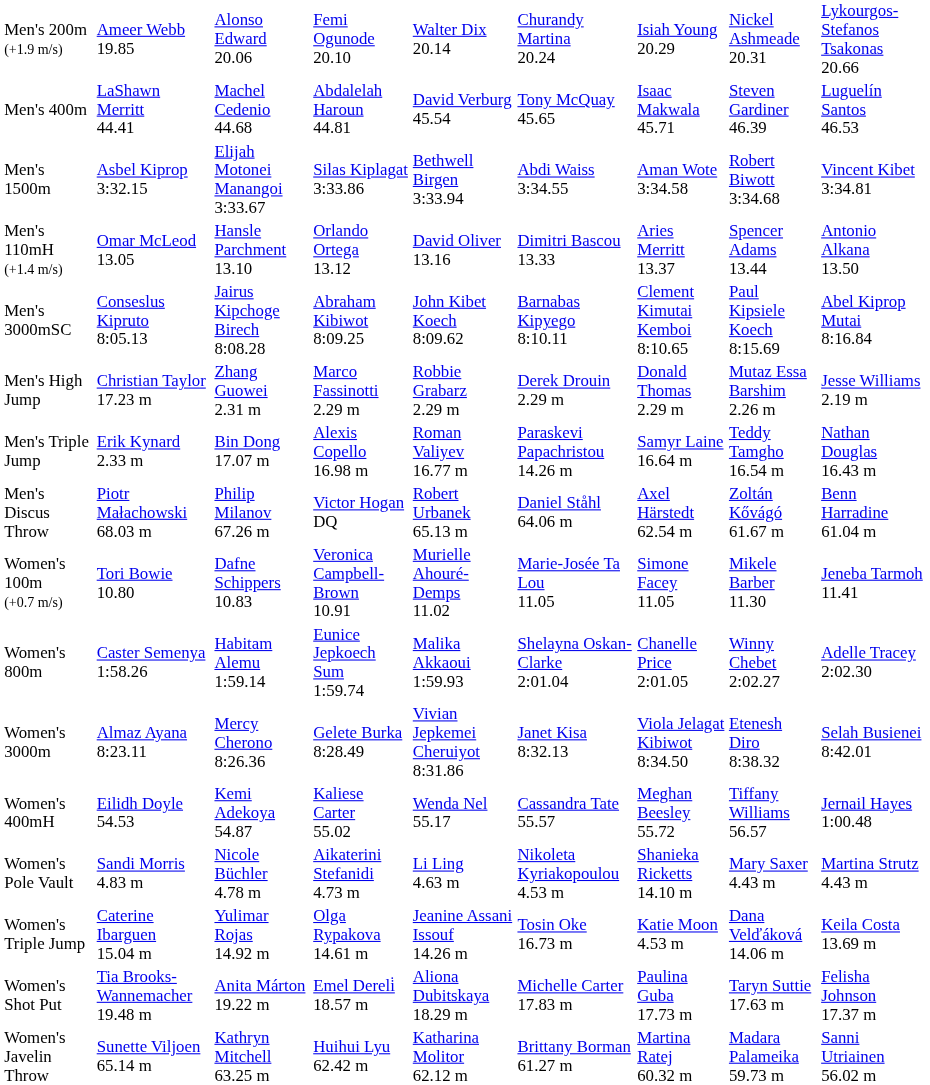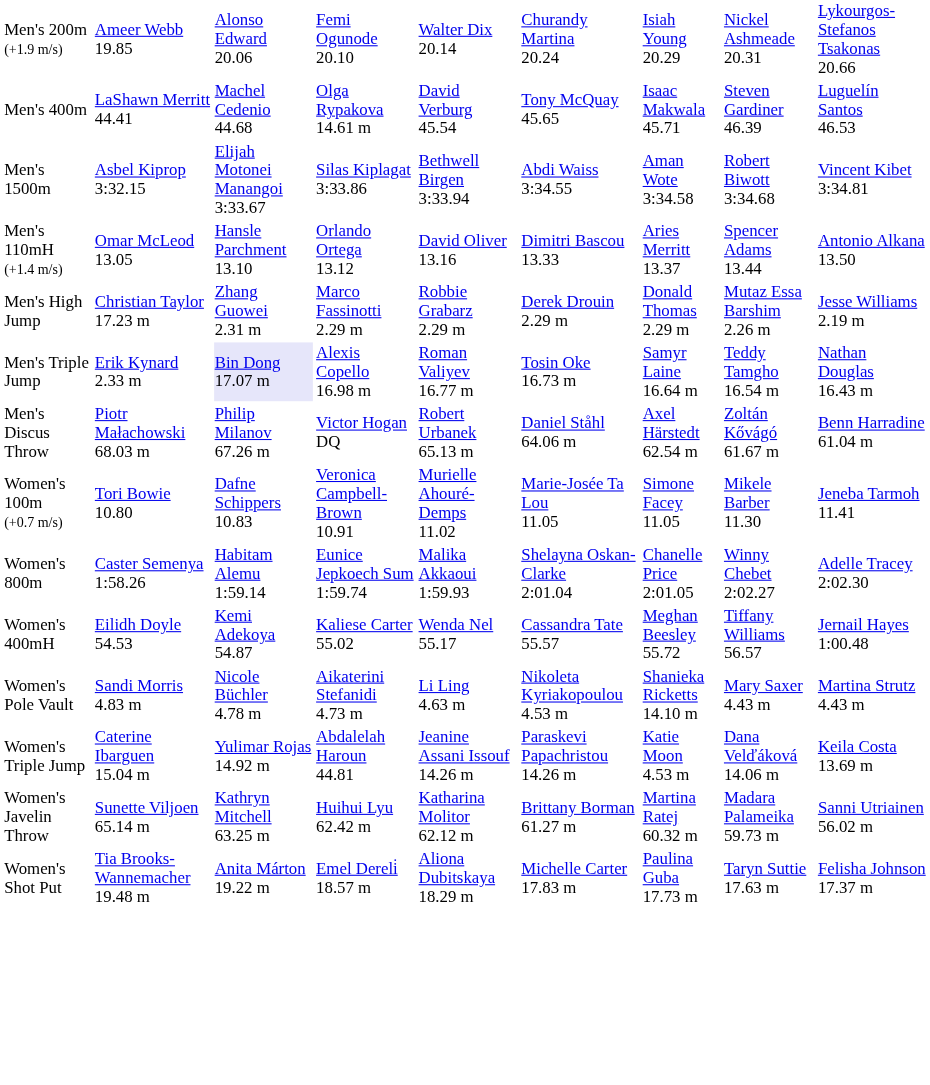(348, 109) Abdalelah Haroun 44.81 -> (350, 109) Olga Rypakova 14.61 m
- row: (38, 320)
(247, 451) no background -> (248, 371) lavender background
(561, 451) Paraskevi Papachristou 14.26 m -> (556, 371) Tosin Oke 16.73 m
- row: (35, 742)
(347, 934) Olga Rypakova 14.61 m -> (351, 756) Abdalelah Haroun 44.81
(552, 934) Tosin Oke 16.73 m -> (565, 756) Paraskevi Papachristou 14.26 m
rows swapped: (35, 995) <-> (35, 1056)
